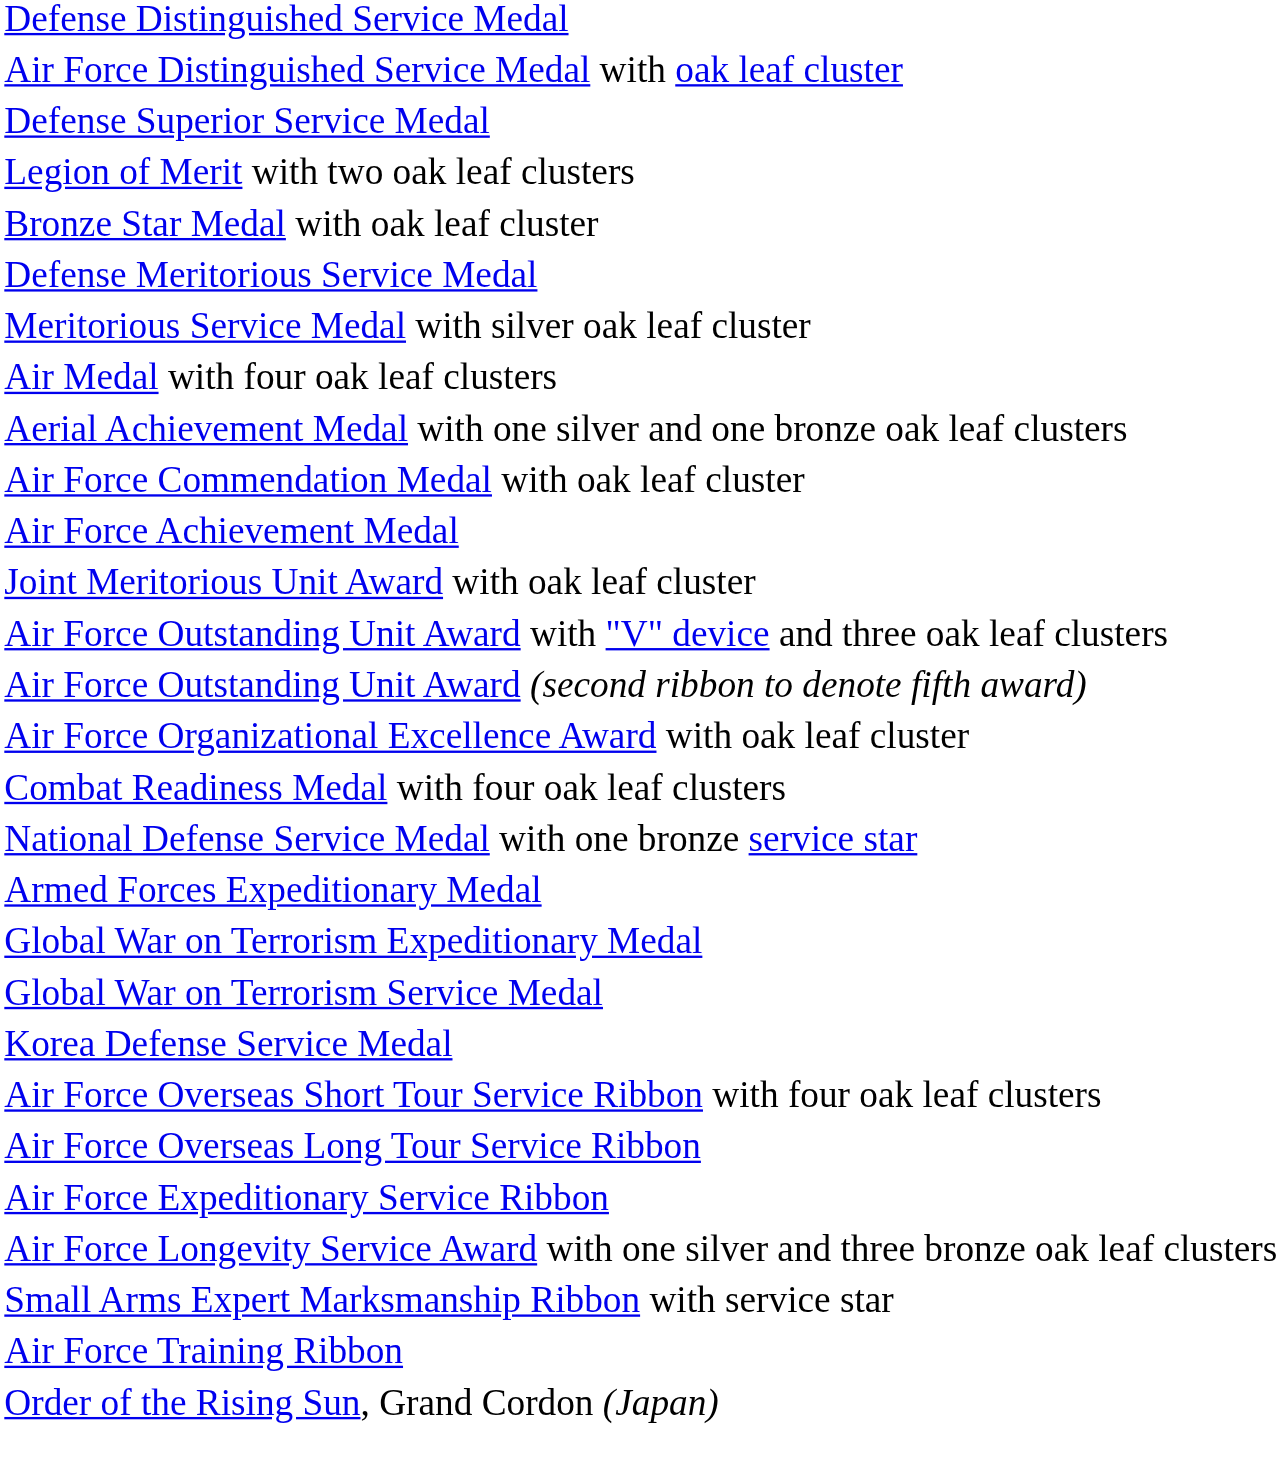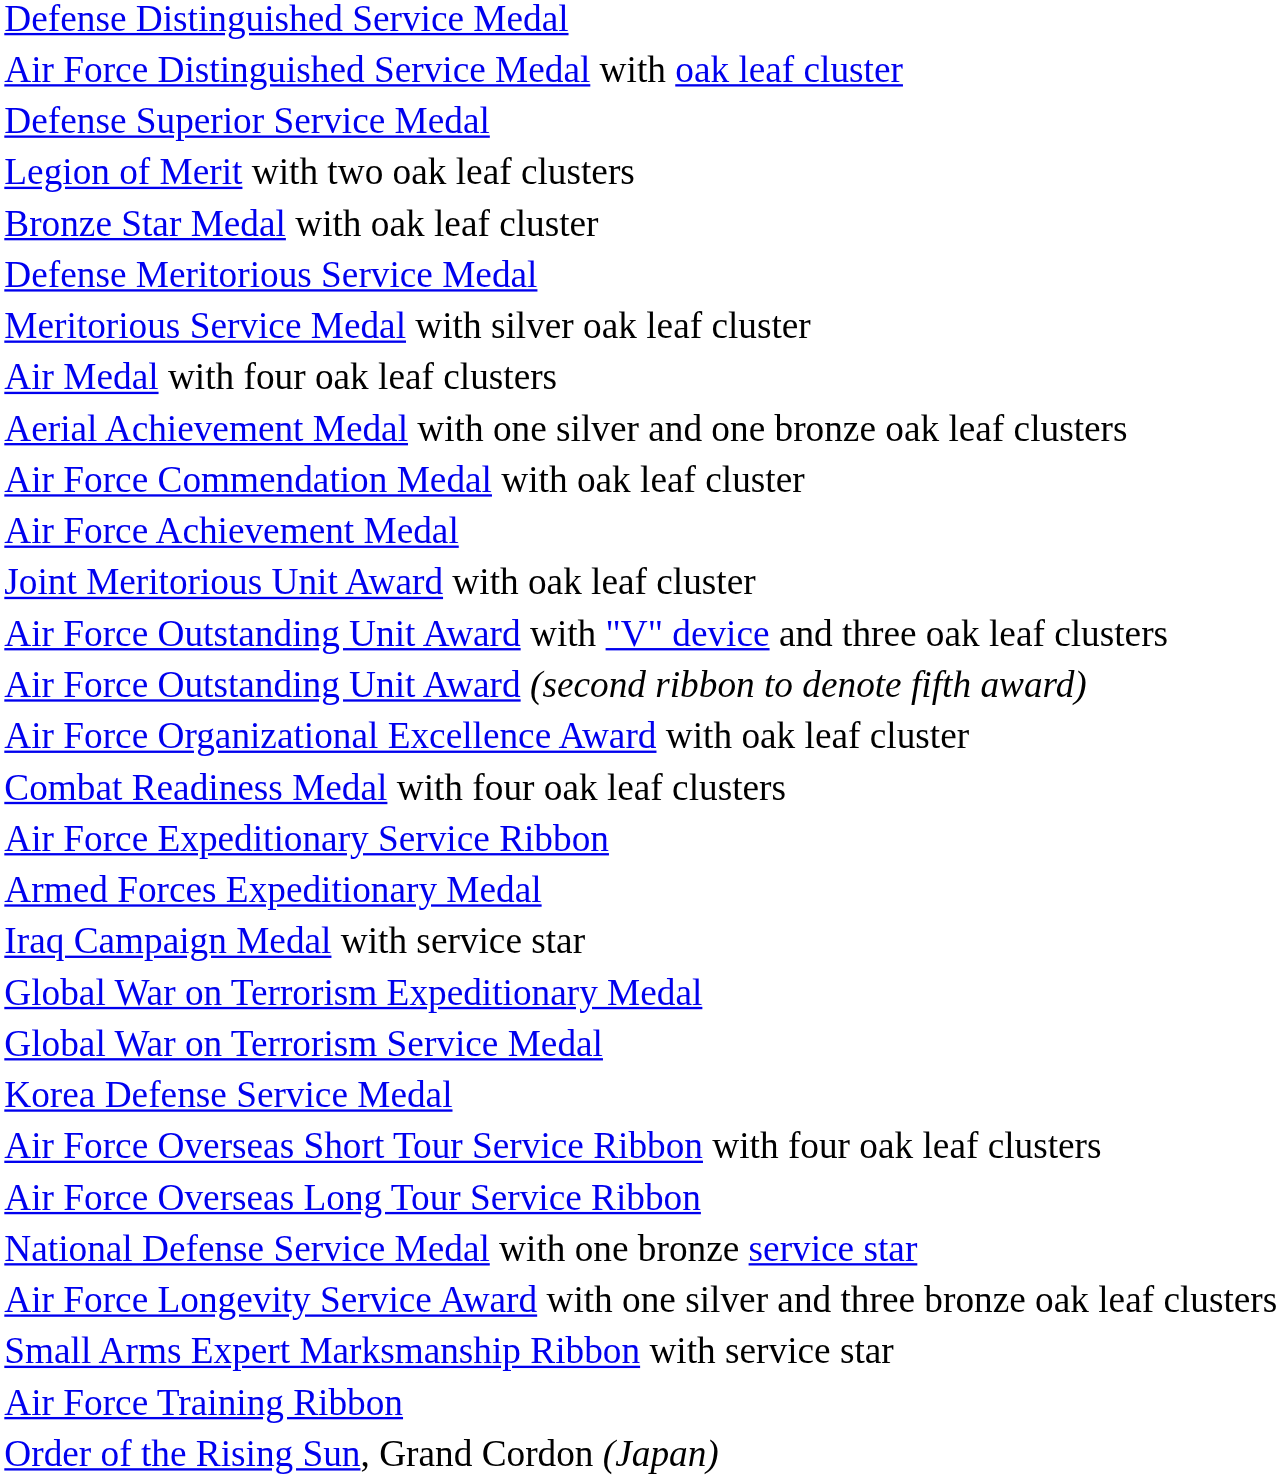rows swapped: (461, 838) <-> (307, 1197)
+ row: (295, 940)
